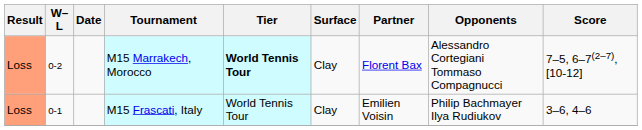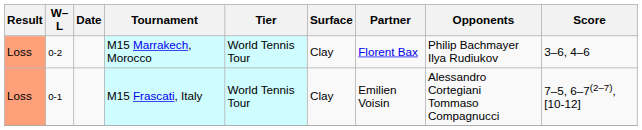(262, 65) bold -> (261, 51) normal
(467, 65) Alessandro Cortegiani Tommaso Compagnucci -> (473, 51) Philip Bachmayer Ilya Rudiukov
(582, 65) 7–5, 6–7(2–7), [10-12] -> (567, 51) 3–6, 4–6
(476, 109) Philip Bachmayer Ilya Rudiukov -> (464, 96) Alessandro Cortegiani Tommaso Compagnucci
(569, 109) 3–6, 4–6 -> (580, 96) 7–5, 6–7(2–7), [10-12]
